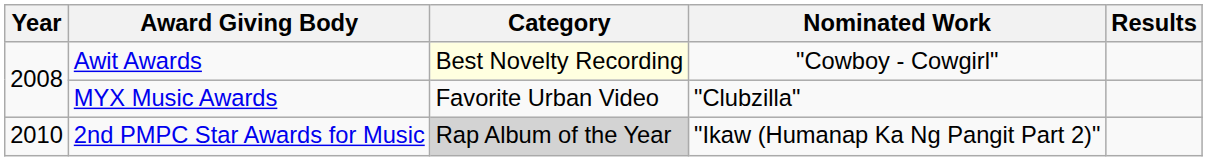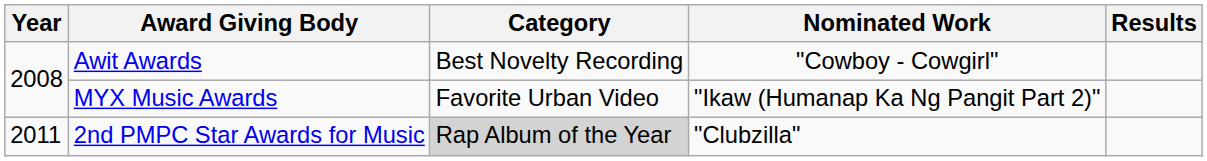(559, 60) lightyellow background -> (559, 60) no background
(747, 98) "Clubzilla" -> (897, 98) "Ikaw (Humanap Ka Ng Pangit Part 2)"
(37, 135) 2010 -> (36, 135) 2011
(897, 135) "Ikaw (Humanap Ka Ng Pangit Part 2)" -> (747, 135) "Clubzilla"
